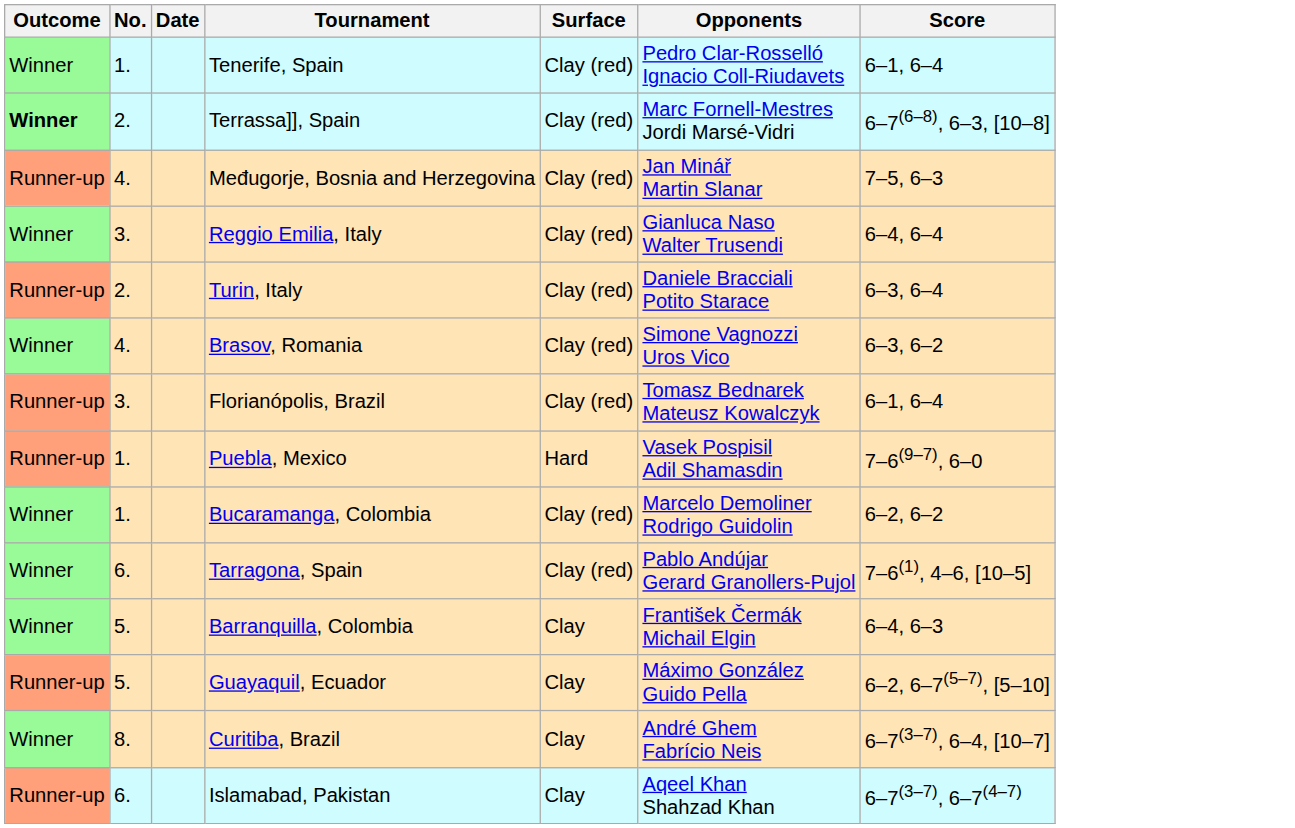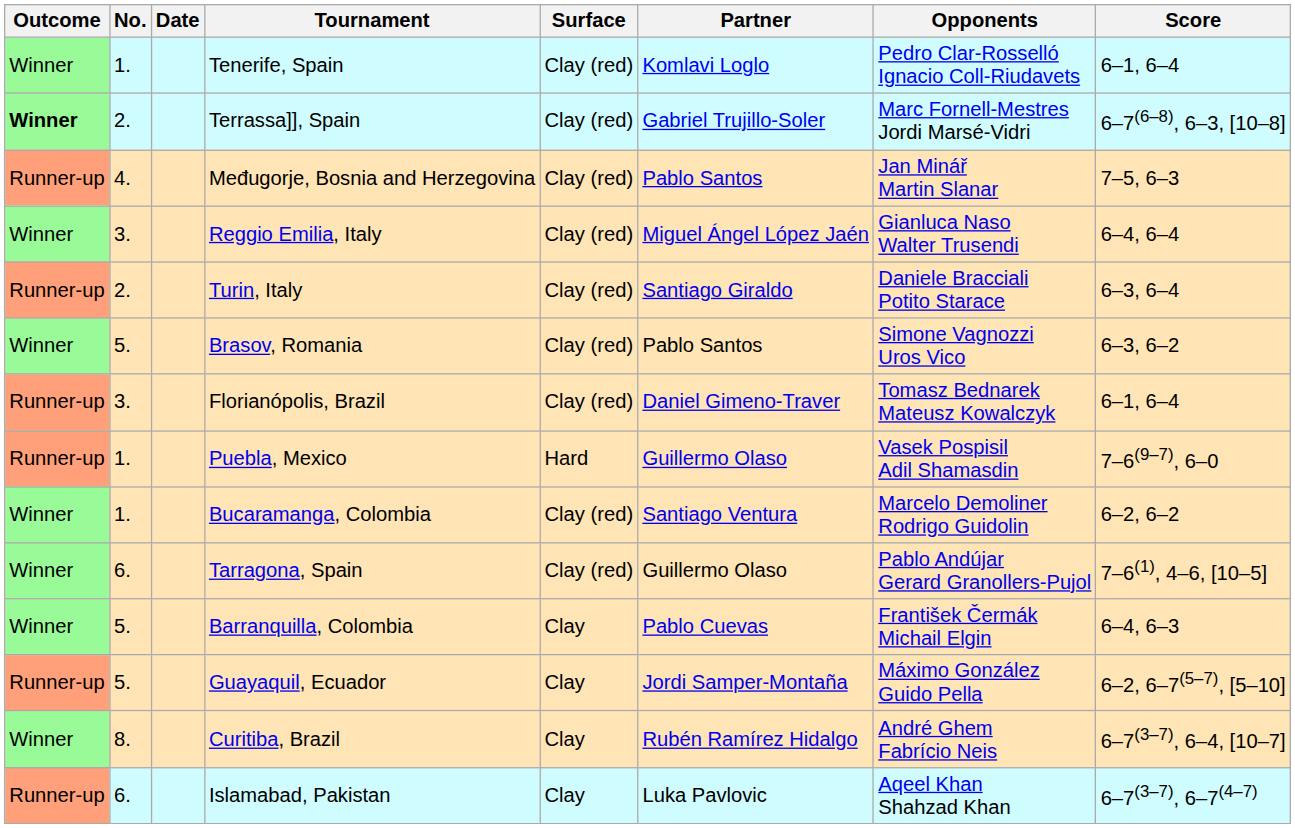+ column: (756, 20)
(122, 345) 4. -> (122, 345) 5.
